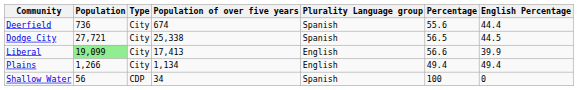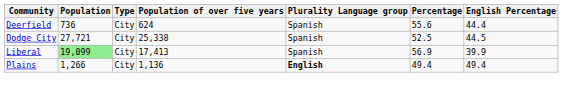(161, 25) 674 -> (146, 25) 624
(437, 38) 56.5 -> (422, 38) 52.5
(320, 52) English -> (305, 52) Spanish
(437, 52) 56.6 -> (422, 52) 56.9
(166, 65) 1,134 -> (151, 65) 1,136
(320, 65) normal -> (305, 65) bold
- row: (39, 79)
